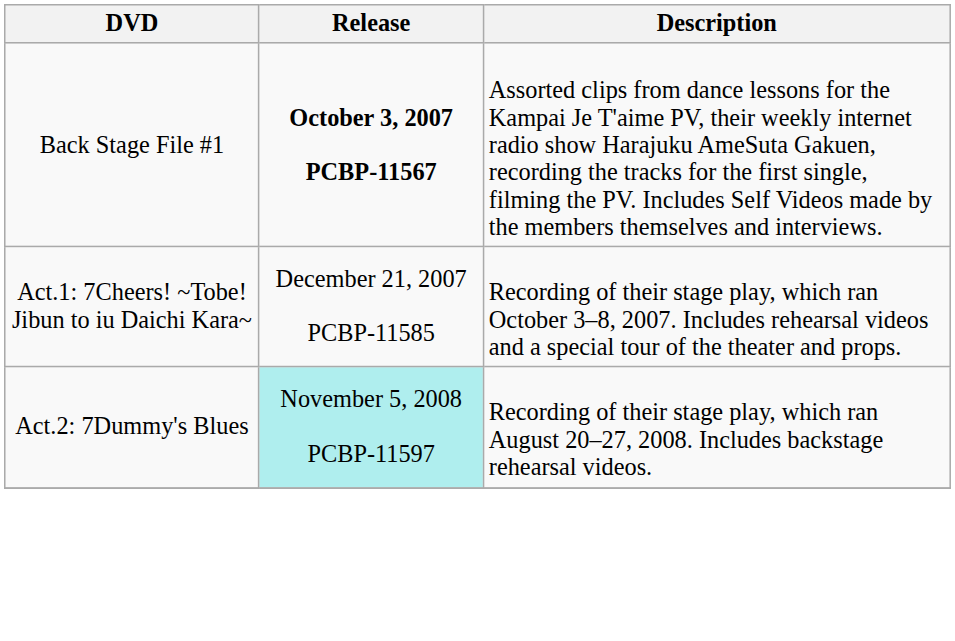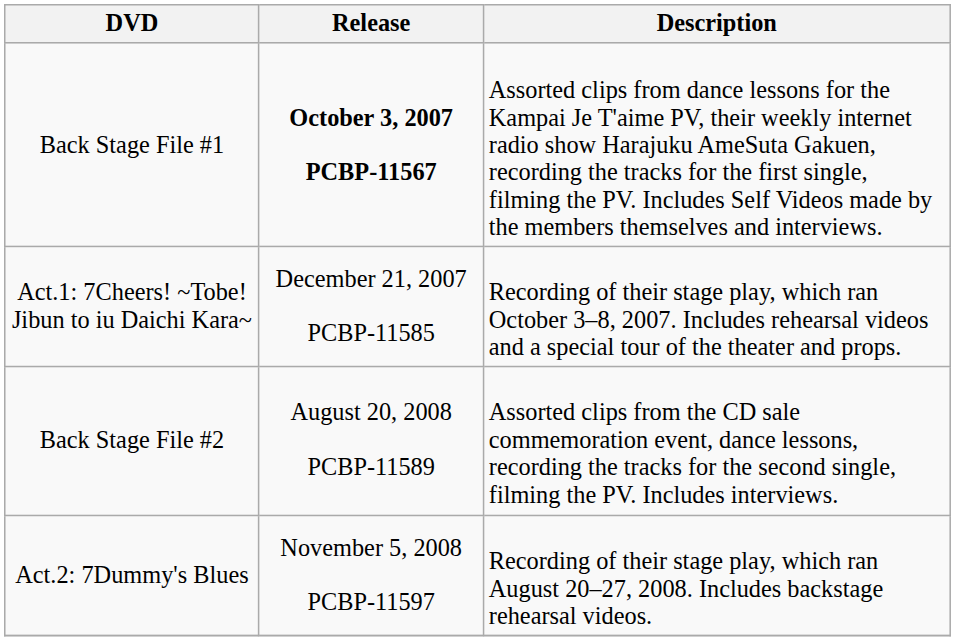+ row: (132, 440)
(371, 426) paleturquoise background -> (371, 574) no background
